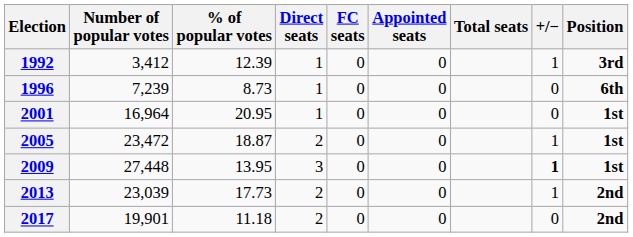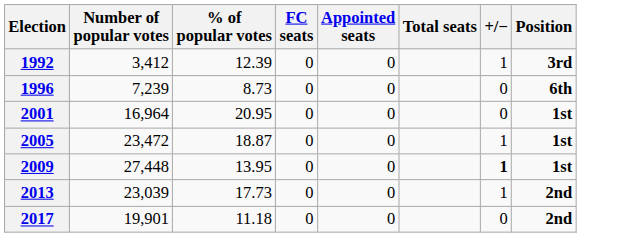- column: (301, 26)
